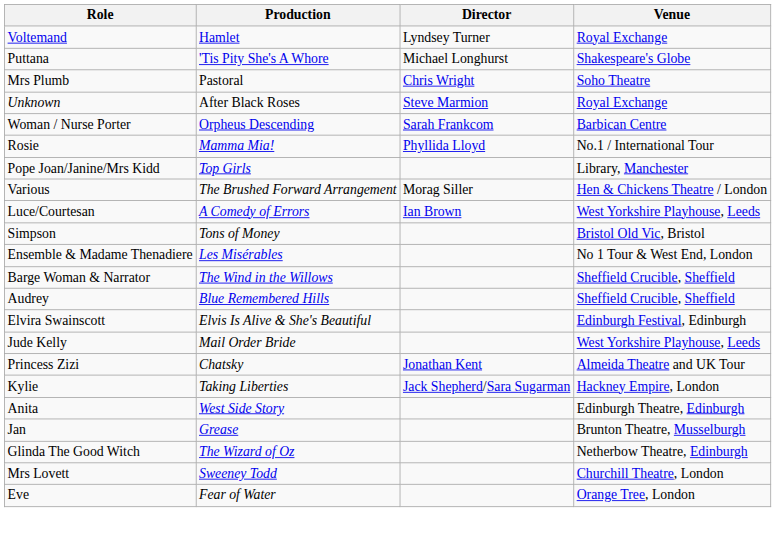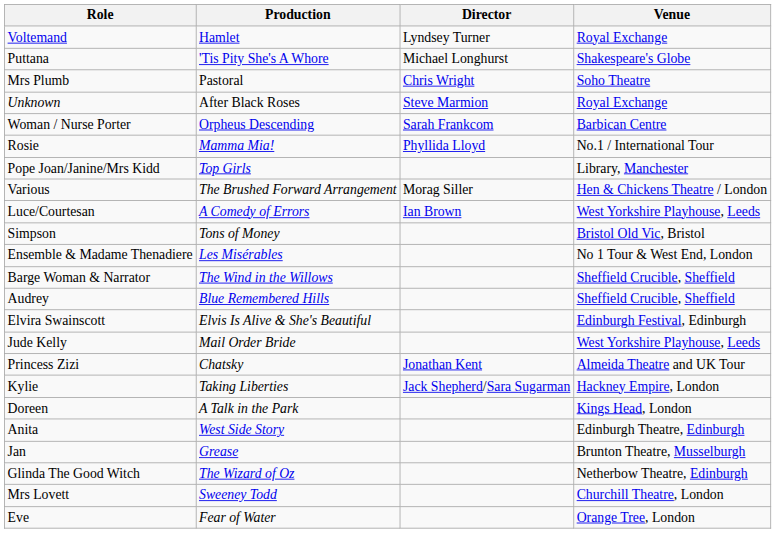+ row: (28, 408)
